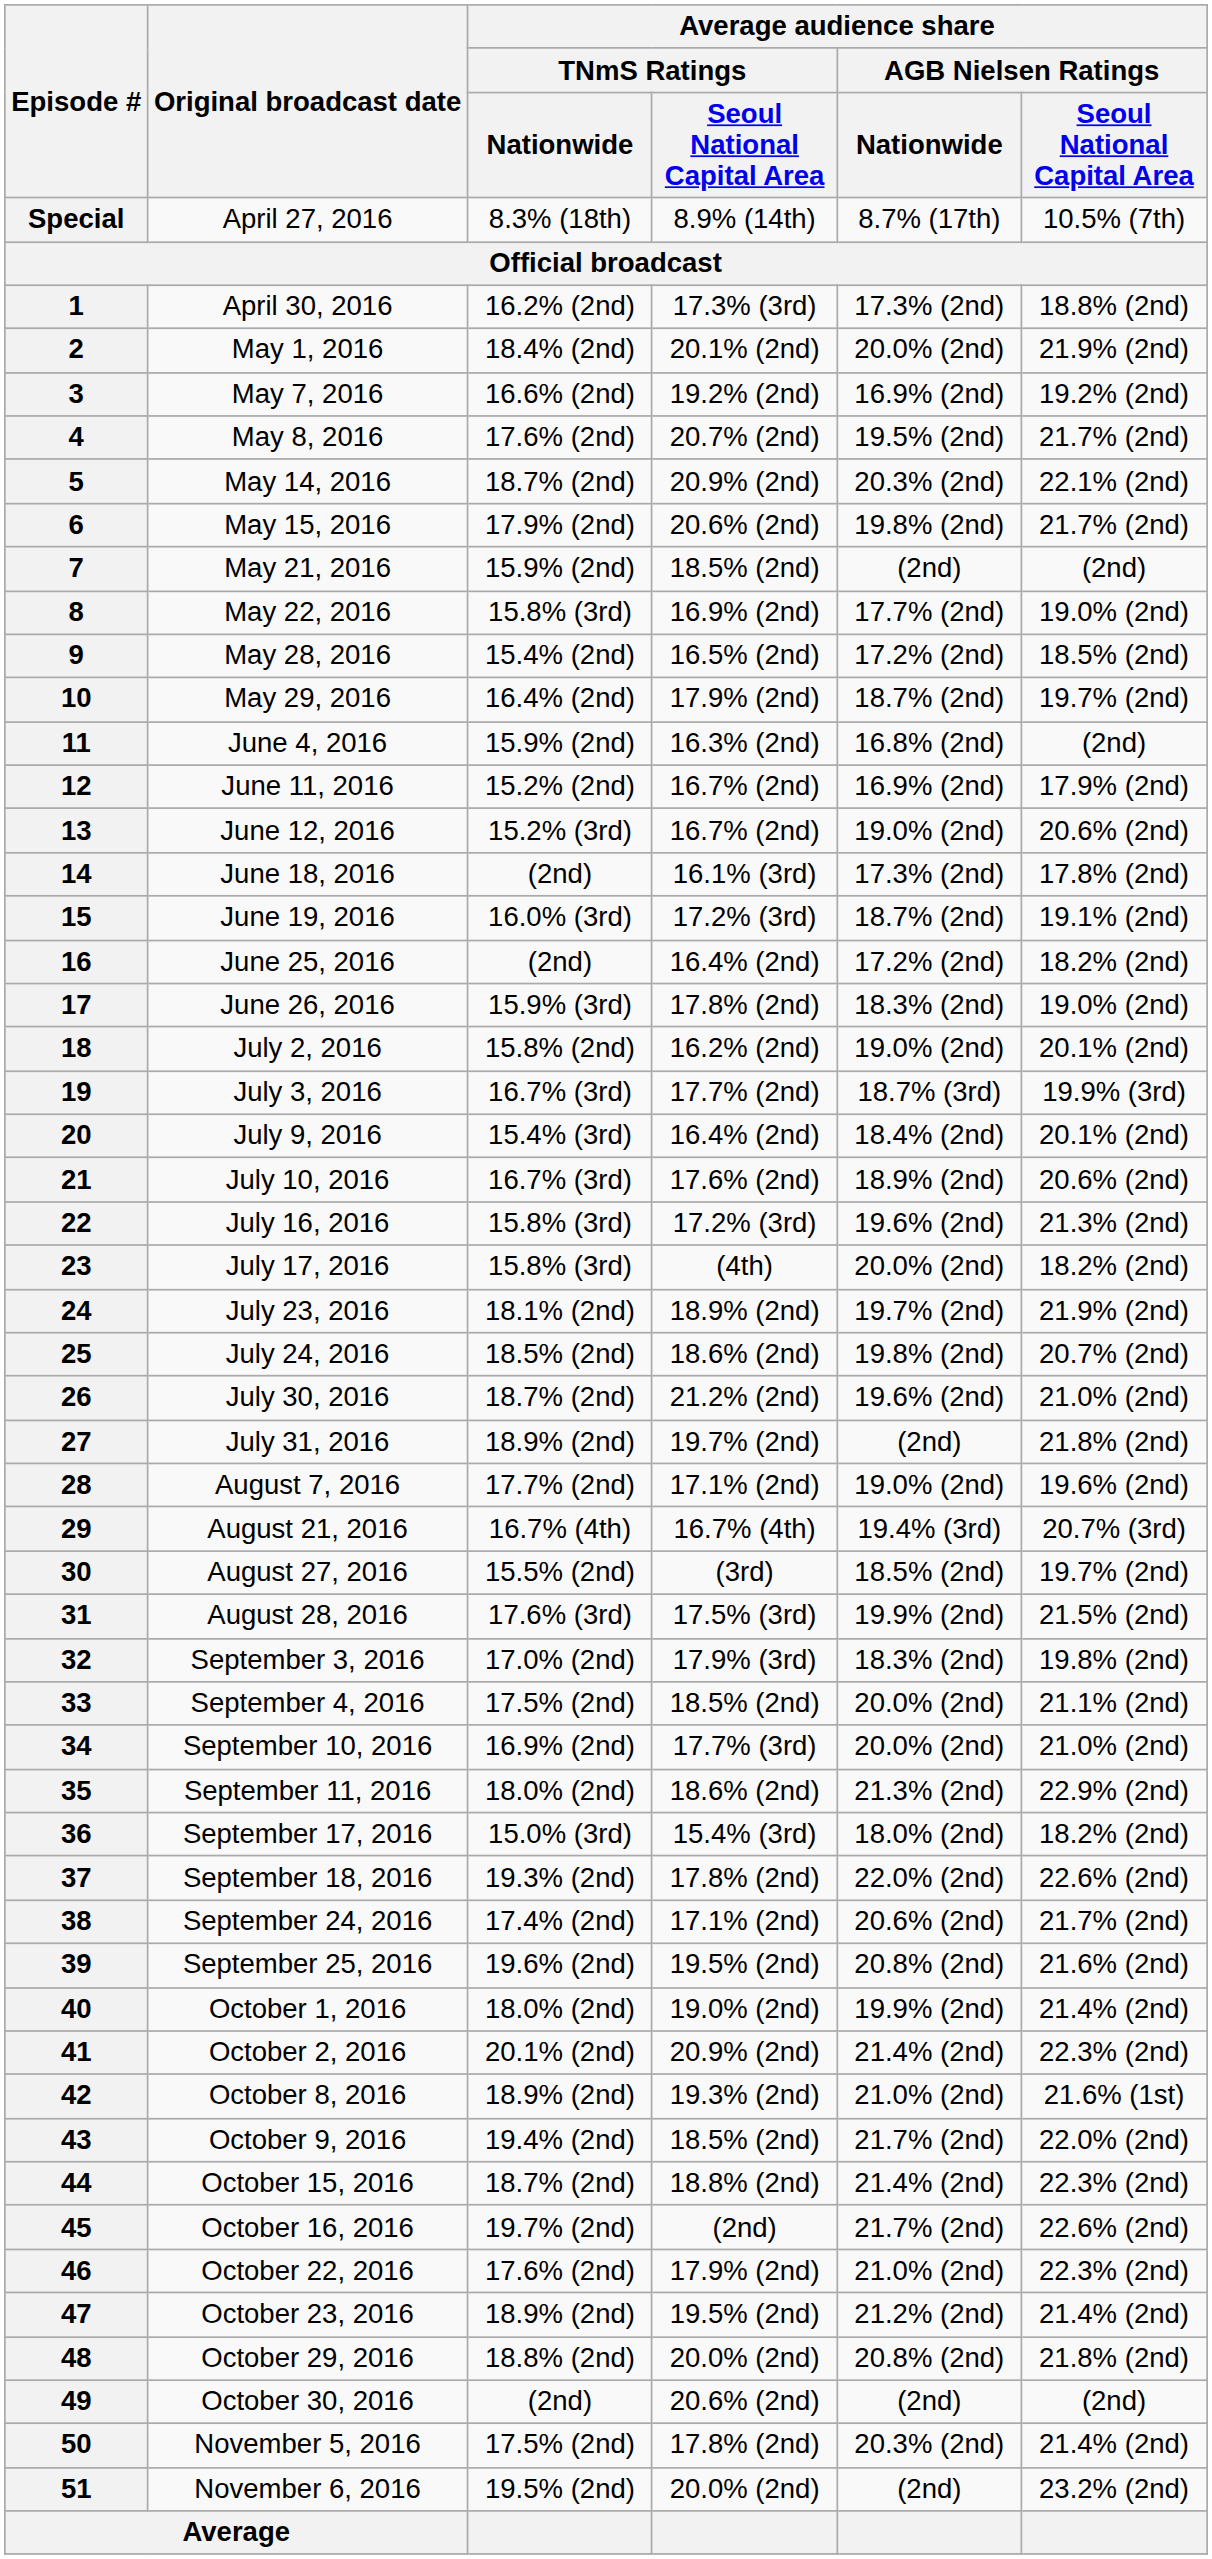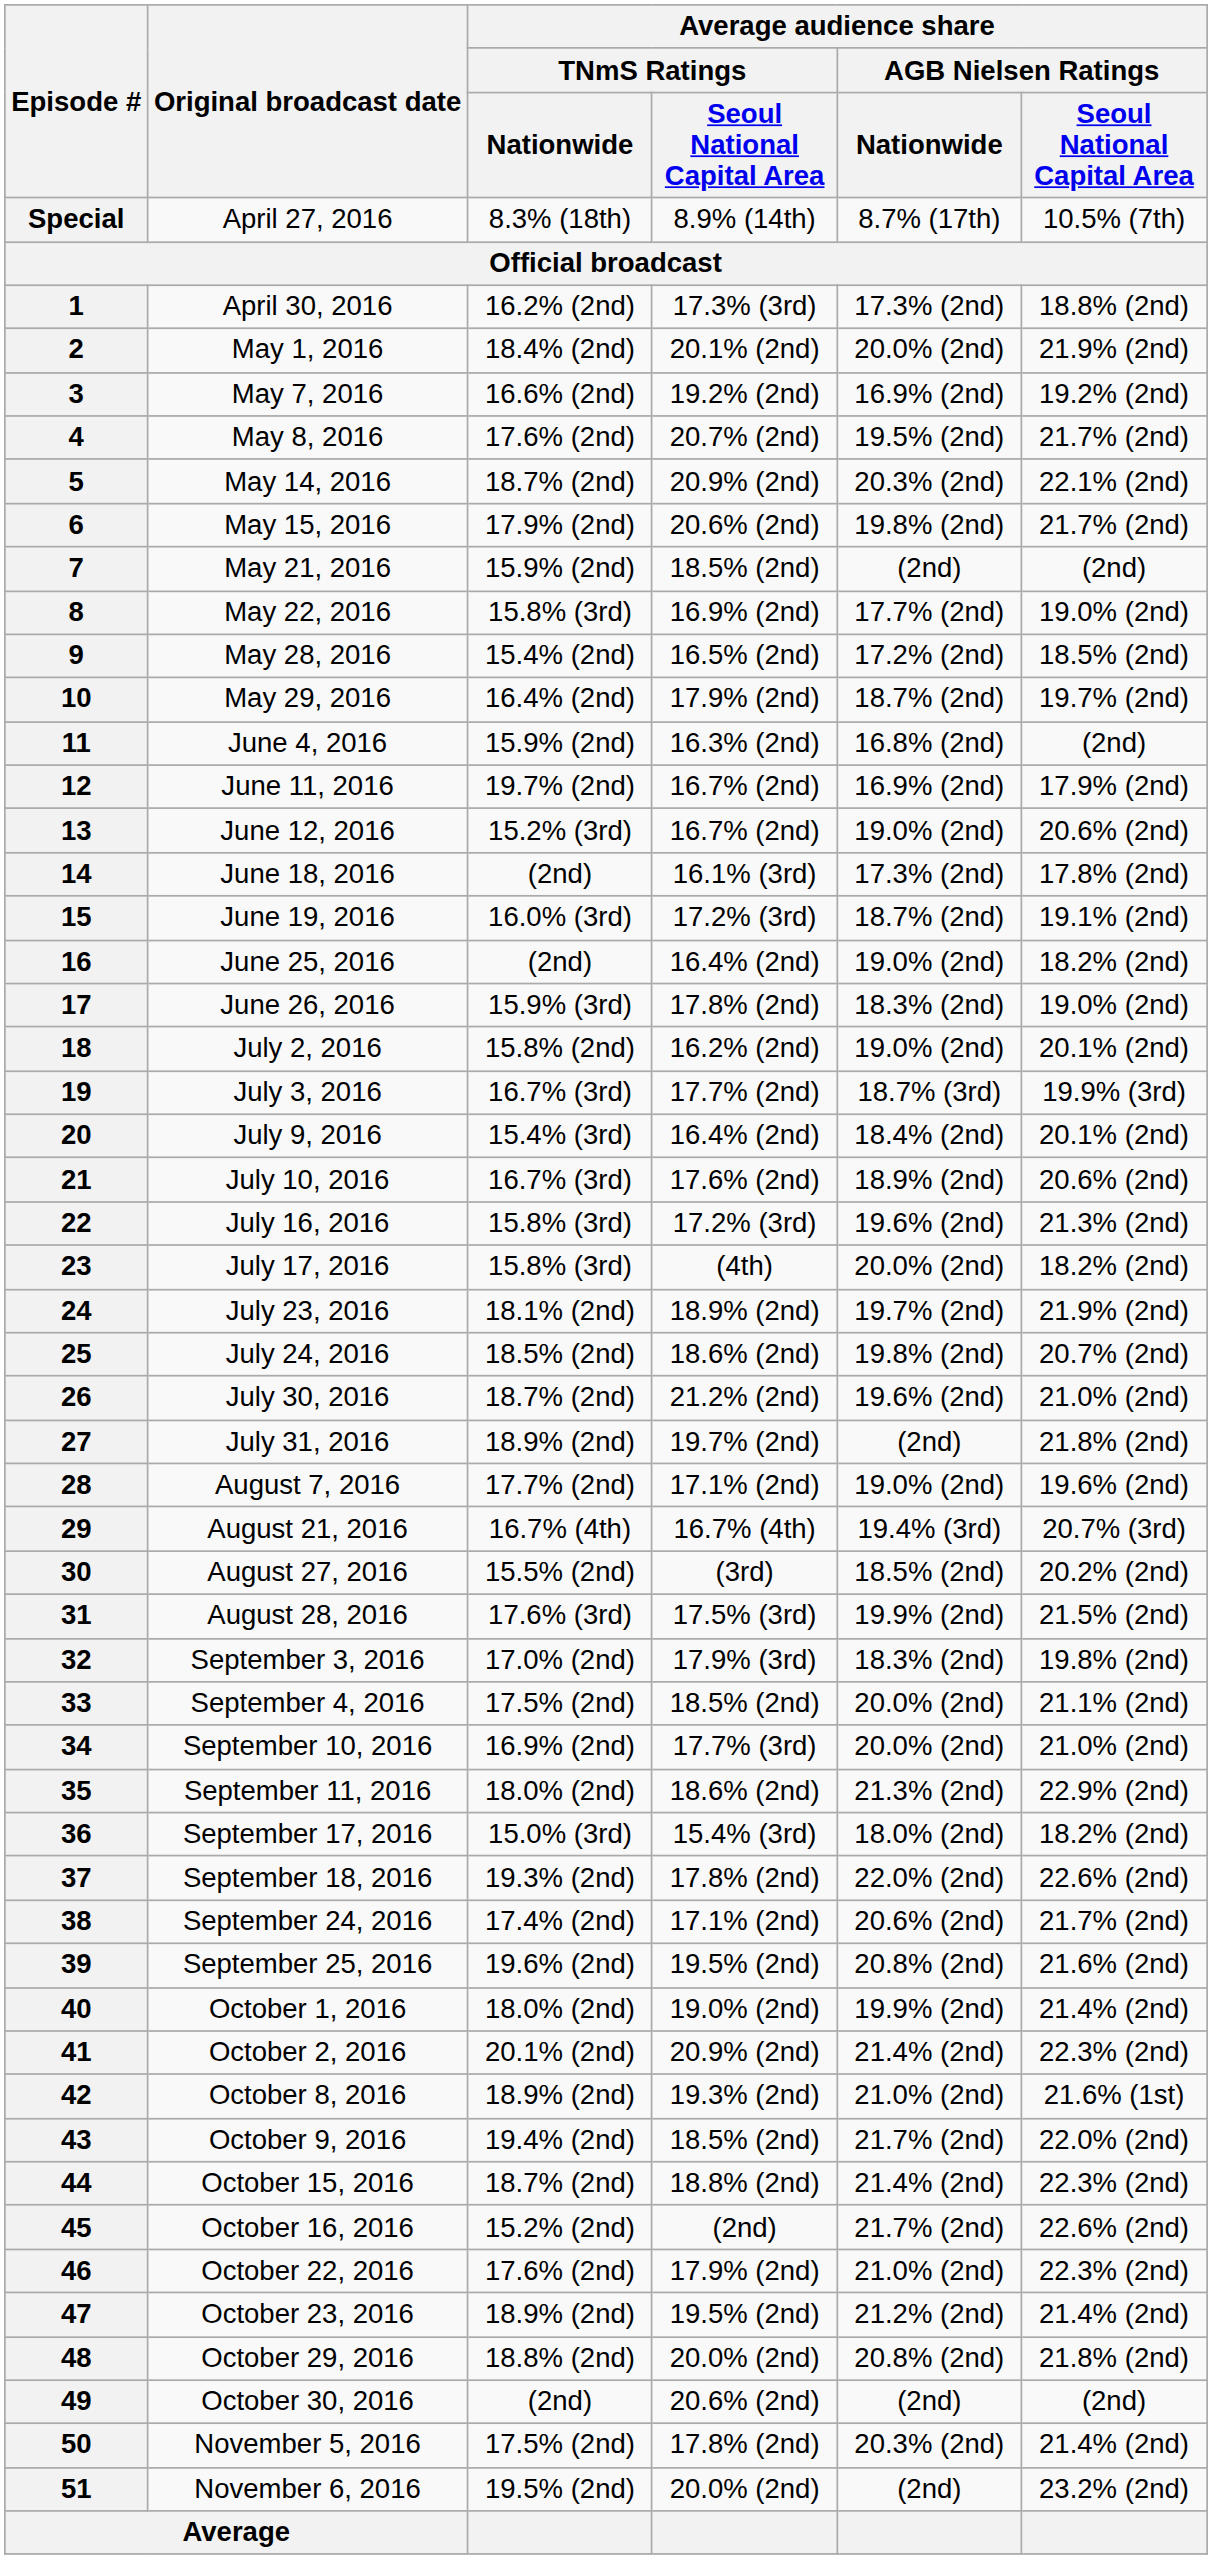(560, 786) 15.2% (2nd) -> (560, 786) 19.7% (2nd)
(929, 961) 17.2% (2nd) -> (929, 961) 19.0% (2nd)
(1114, 1572) 19.7% (2nd) -> (1114, 1572) 20.2% (2nd)
(560, 2226) 19.7% (2nd) -> (560, 2226) 15.2% (2nd)
